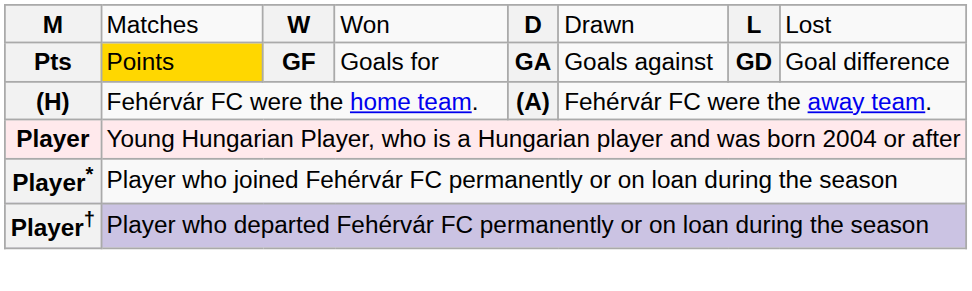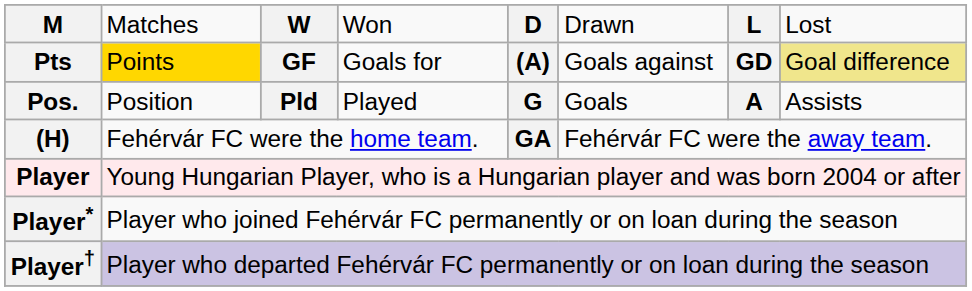(533, 62) GA -> (533, 62) (A)
(867, 62) no background -> (867, 62) khaki background
+ row: (53, 100)
(533, 100) (A) -> (533, 139) GA
